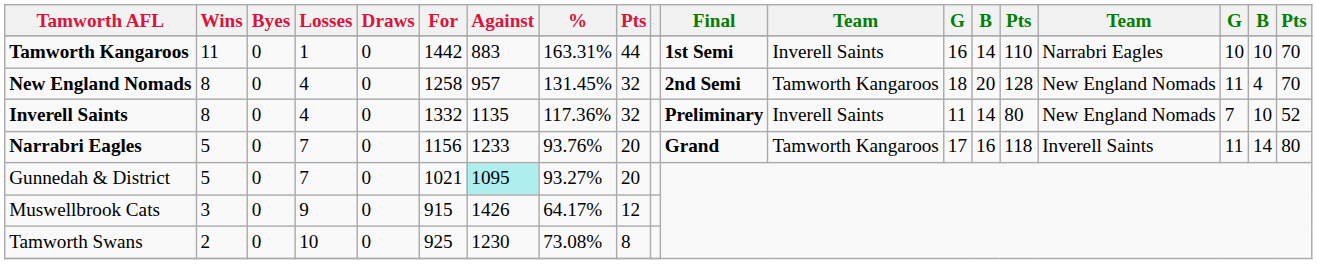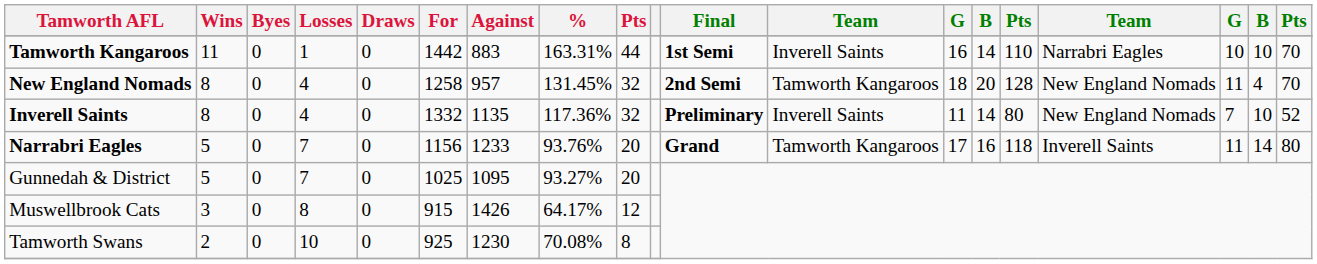(443, 178) 1021 -> (443, 178) 1025
(490, 178) paleturquoise background -> (490, 178) no background
(304, 209) 9 -> (304, 209) 8
(573, 241) 73.08% -> (573, 241) 70.08%
